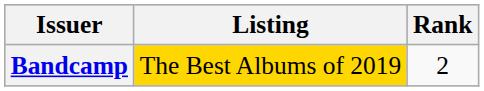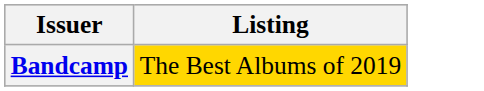- column: (443, 24)
